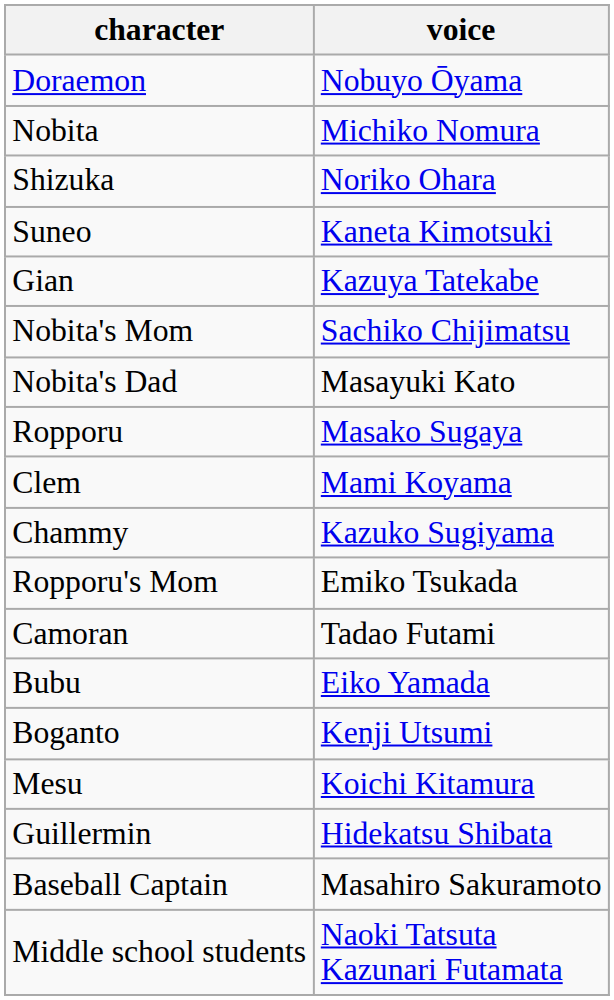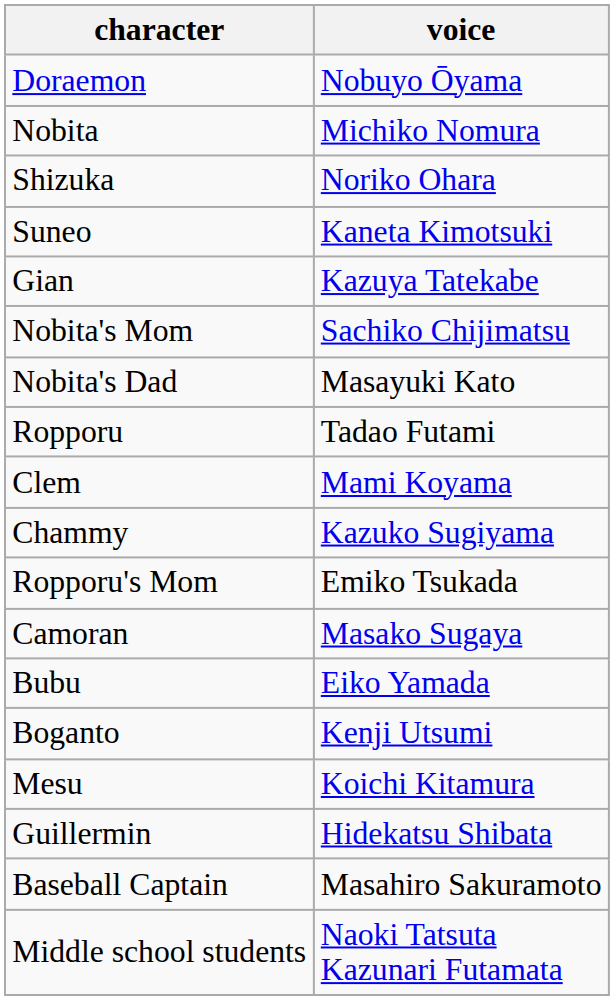(422, 431) Masako Sugaya -> (408, 431) Tadao Futami
(408, 632) Tadao Futami -> (422, 632) Masako Sugaya
